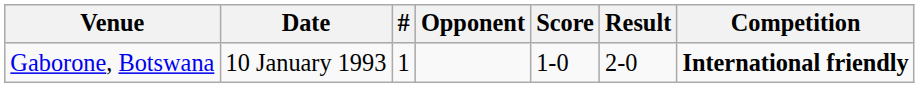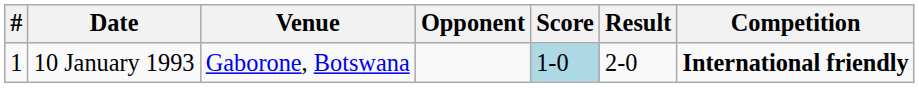columns swapped: (404, 23) <-> (112, 23)
(552, 62) no background -> (552, 62) lightblue background
